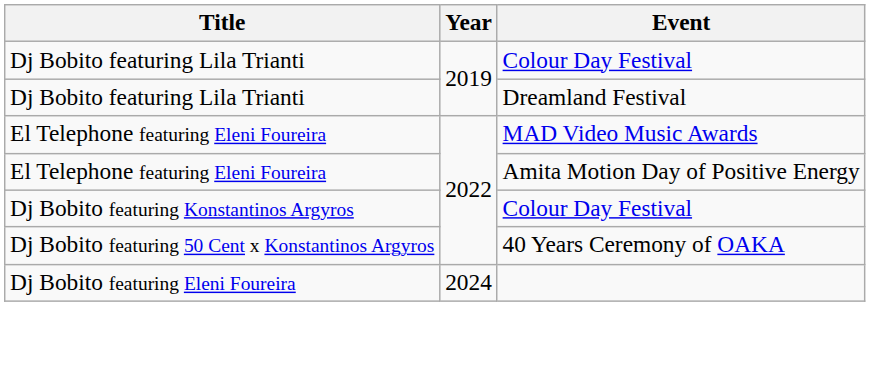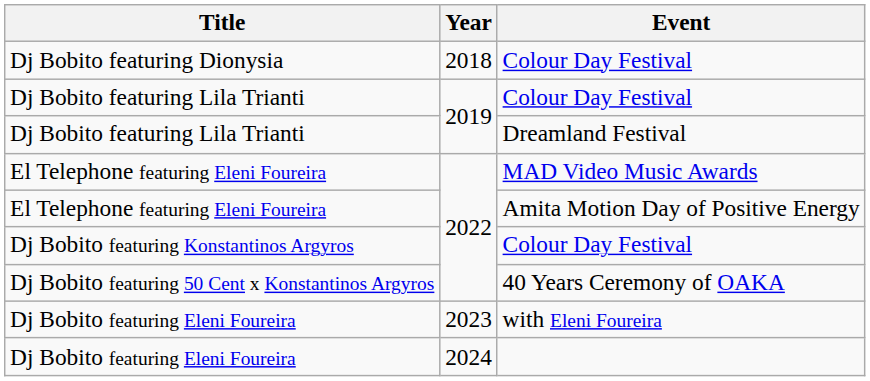+ row: (147, 60)
+ row: (153, 319)
